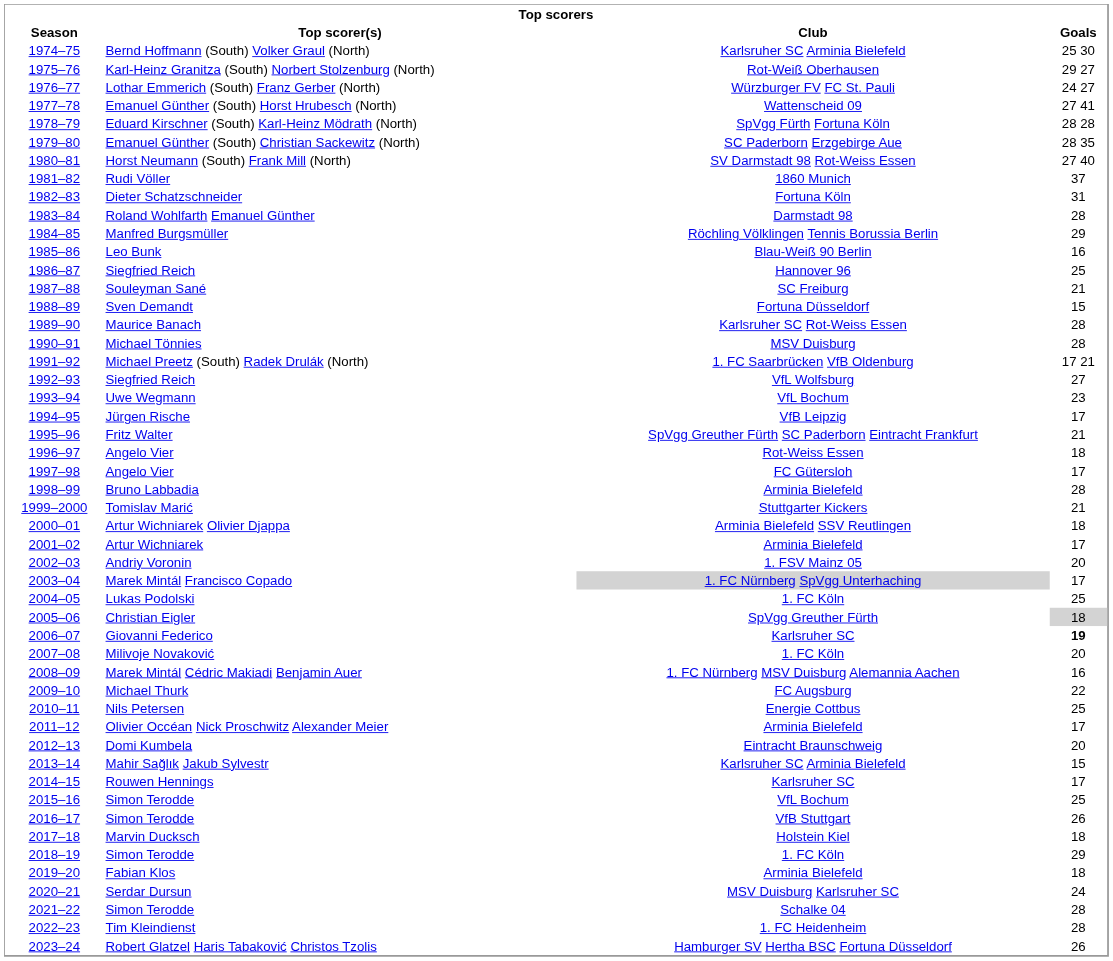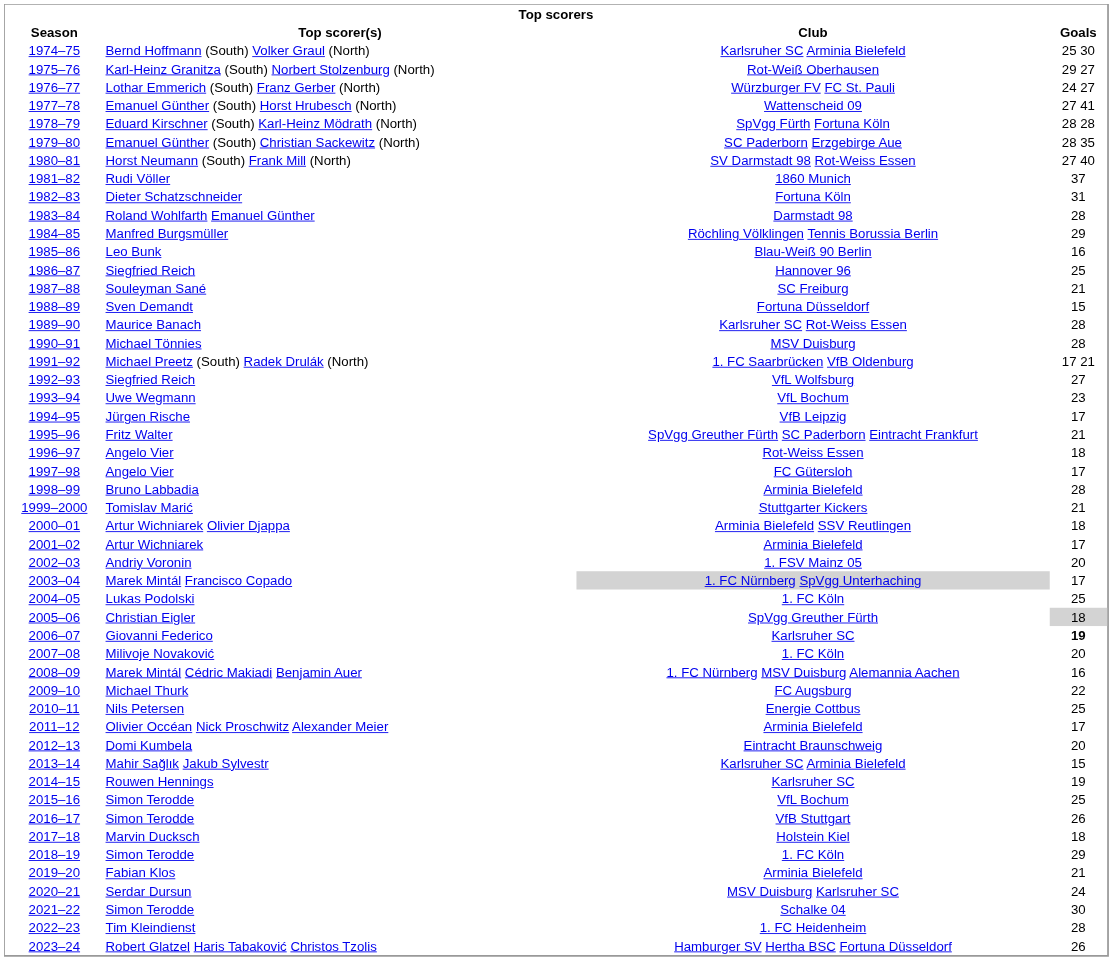(1078, 782) 17 -> (1078, 782) 19
(1078, 873) 18 -> (1078, 873) 21
(1078, 909) 28 -> (1078, 909) 30
